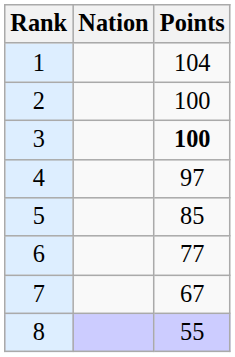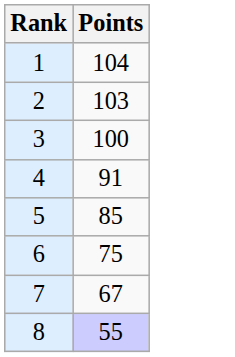- column: (113, 23)
(192, 100) 100 -> (111, 100) 103
(192, 139) bold -> (111, 139) normal
(192, 178) 97 -> (111, 178) 91
(192, 255) 77 -> (111, 255) 75
